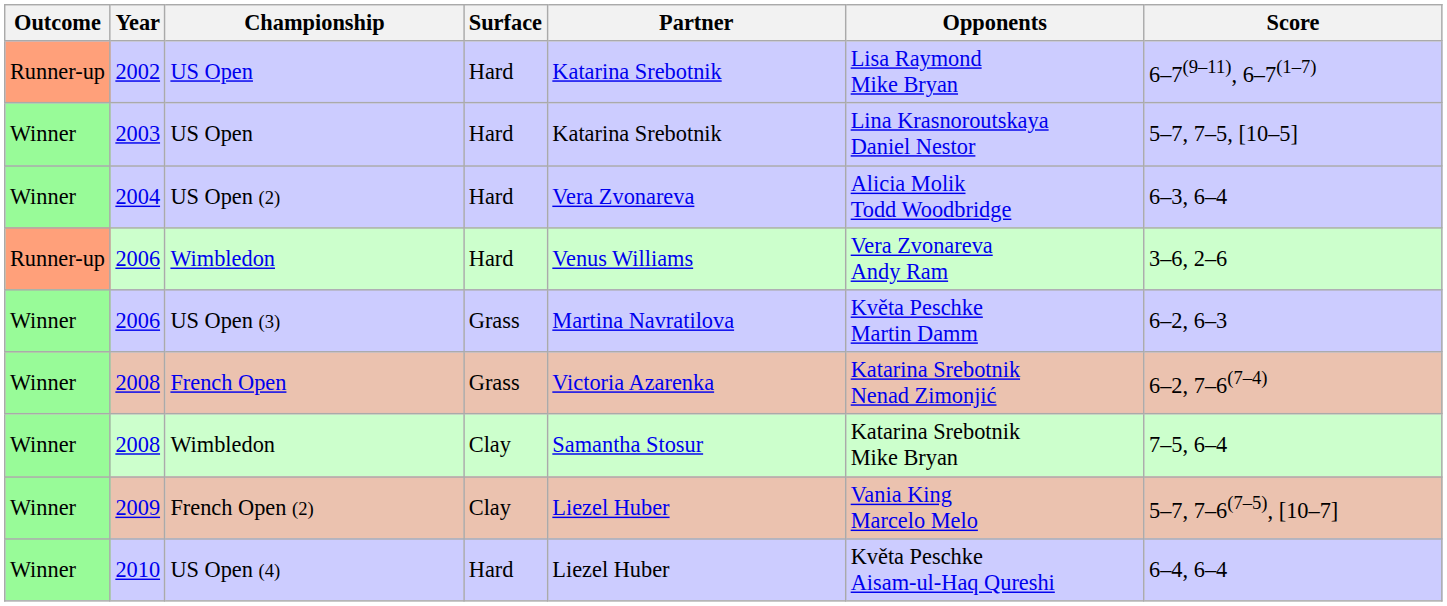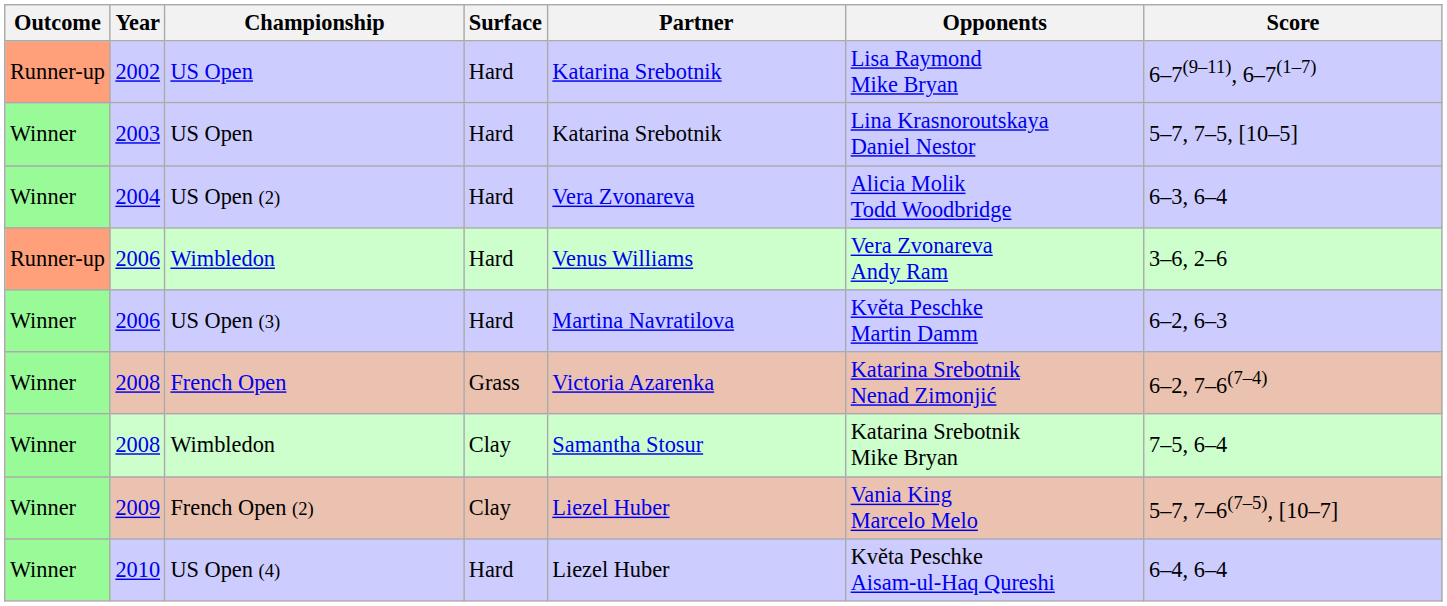(494, 320) Grass -> (491, 320) Hard
